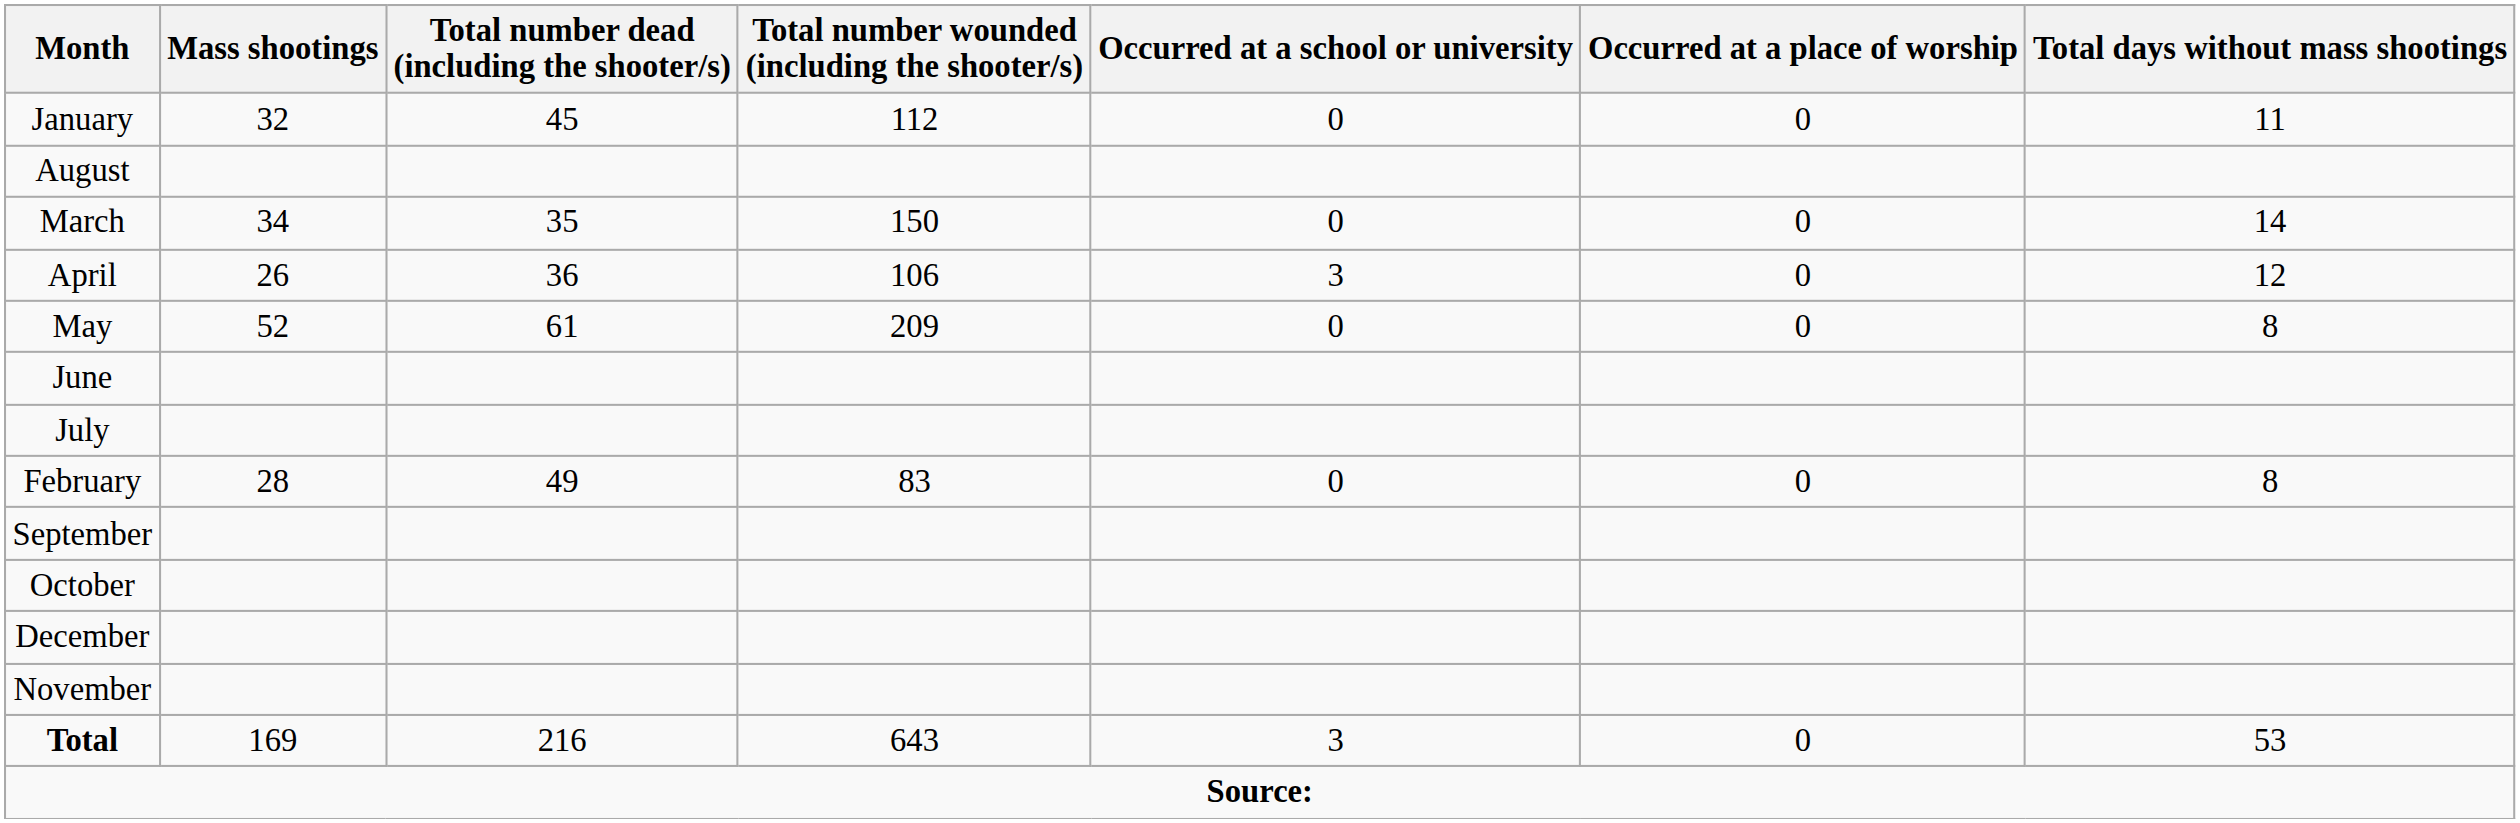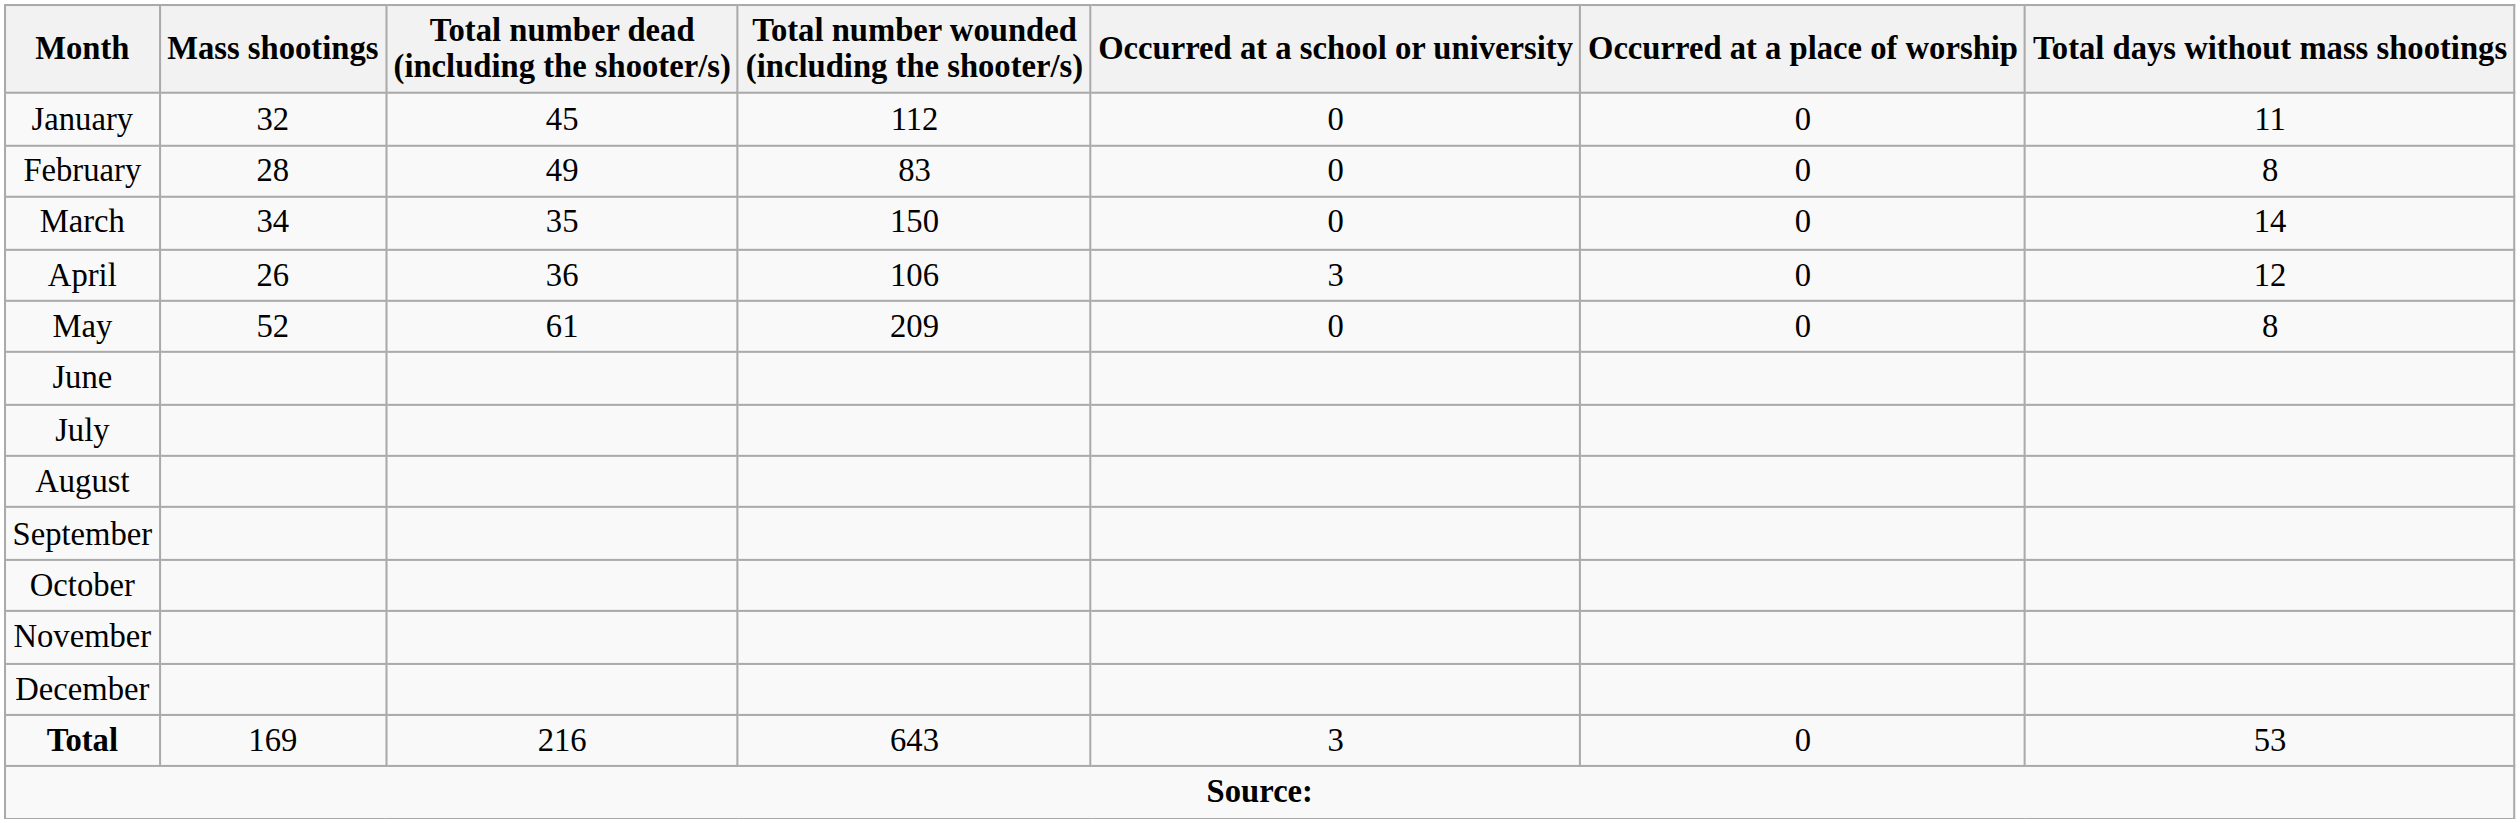rows swapped: (82, 481) <-> (82, 170)
rows swapped: (82, 688) <-> (82, 636)
